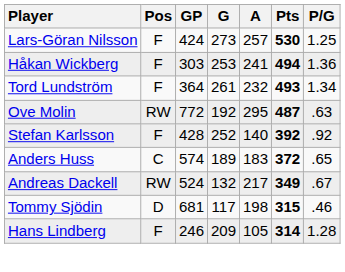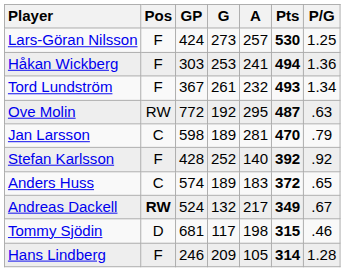(191, 87) 364 -> (191, 87) 367
+ row: (49, 135)
(158, 183) normal -> (158, 207) bold
